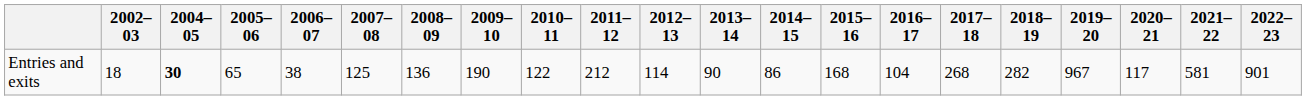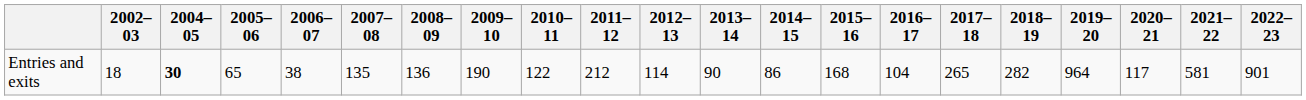(358, 72) 125 -> (358, 72) 135
(957, 72) 268 -> (957, 72) 265
(1077, 72) 967 -> (1077, 72) 964
